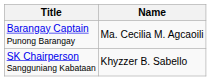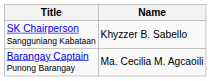rows swapped: (48, 34) <-> (51, 62)
